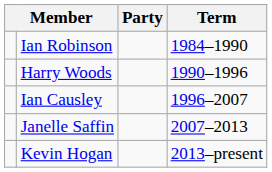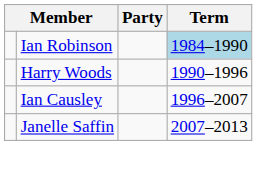(209, 45) no background -> (209, 45) lightblue background
- row: (67, 153)
